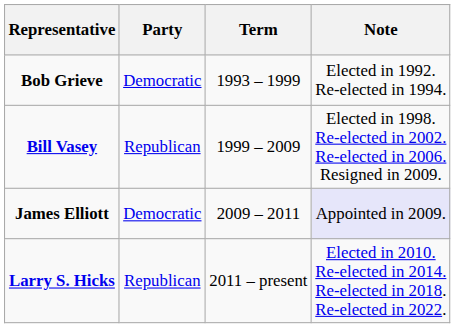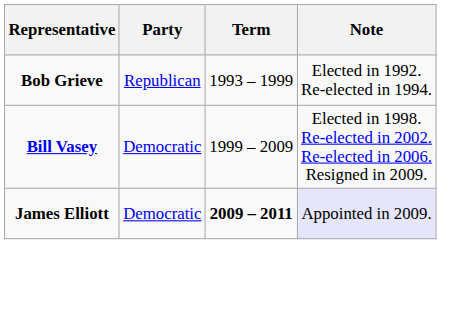(162, 80) Democratic -> (162, 80) Republican
(162, 146) Republican -> (162, 146) Democratic
(258, 213) normal -> (251, 213) bold
- row: (62, 280)
